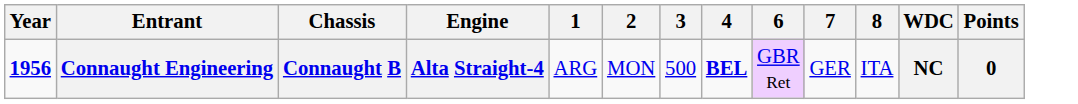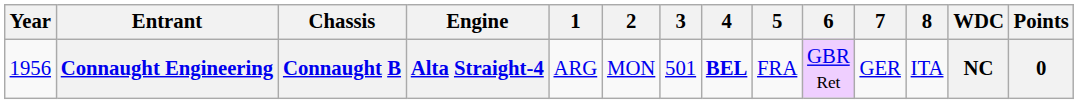+ column: (777, 21)
(30, 68) bold -> (30, 68) normal
(681, 68) 500 -> (681, 68) 501
